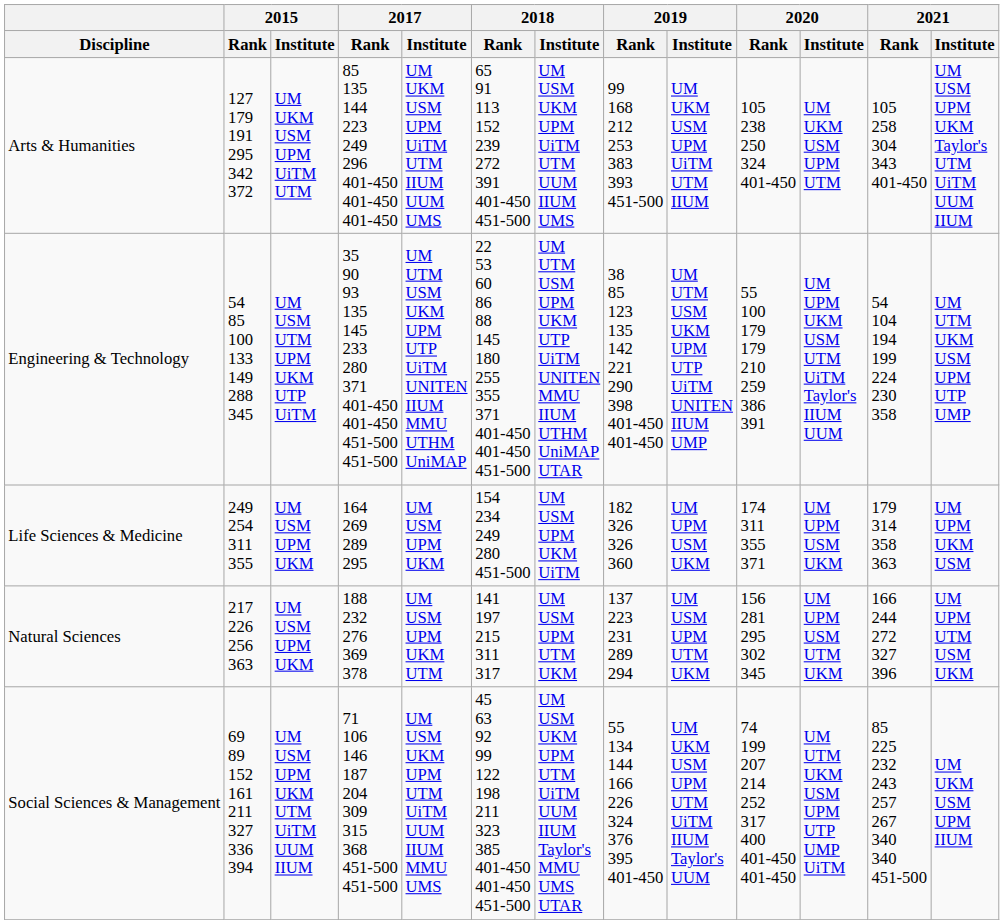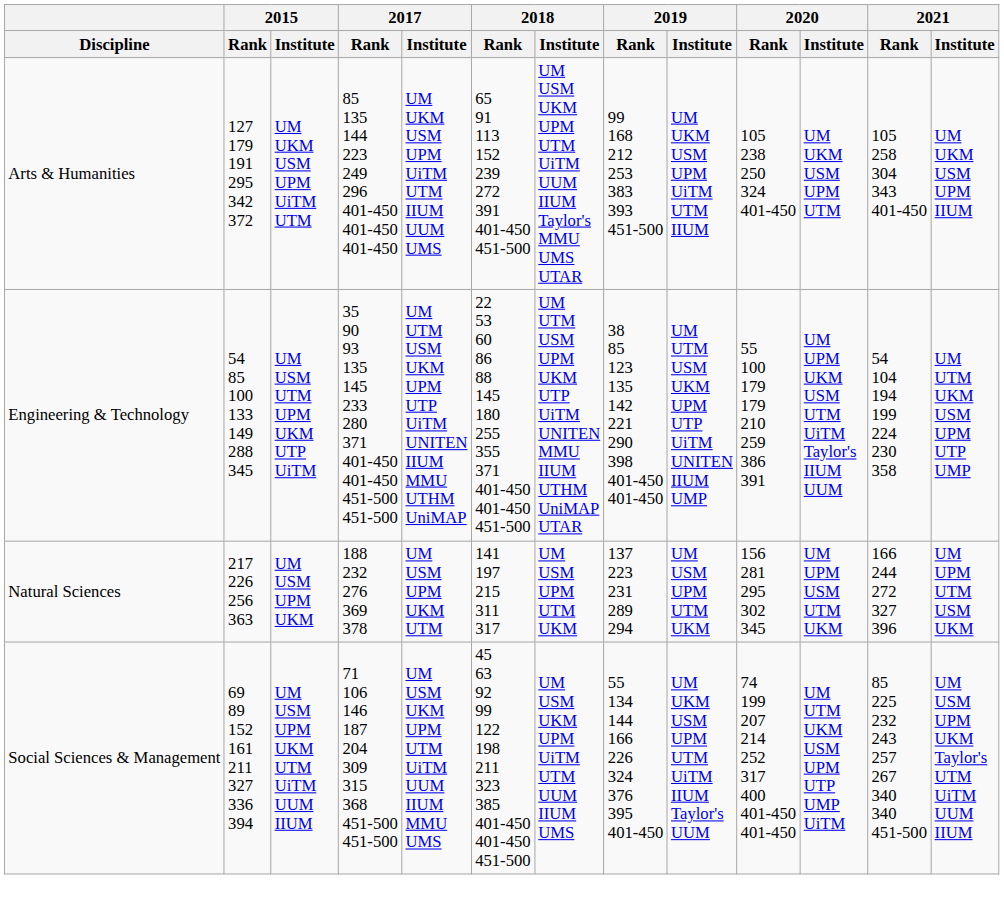(559, 145) UM USM UKM UPM UiTM UTM UUM IIUM UMS -> (565, 173) UM USM UKM UPM UTM UiTM UUM IIUM Taylor's MMU UMS UTAR
(961, 145) UM USM UPM UKM Taylor's UTM UiTM UUM IIUM -> (954, 173) UM UKM USM UPM IIUM
- row: (95, 535)
(565, 803) UM USM UKM UPM UTM UiTM UUM IIUM Taylor's MMU UMS UTAR -> (559, 758) UM USM UKM UPM UiTM UTM UUM IIUM UMS
(954, 803) UM UKM USM UPM IIUM -> (961, 758) UM USM UPM UKM Taylor's UTM UiTM UUM IIUM
